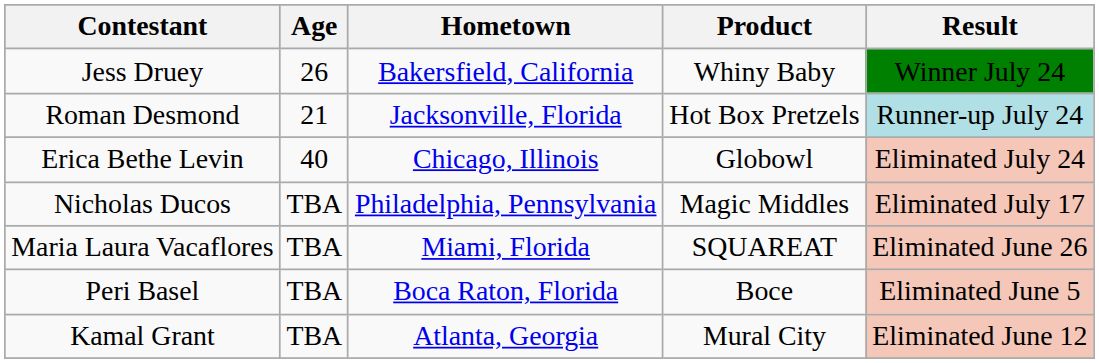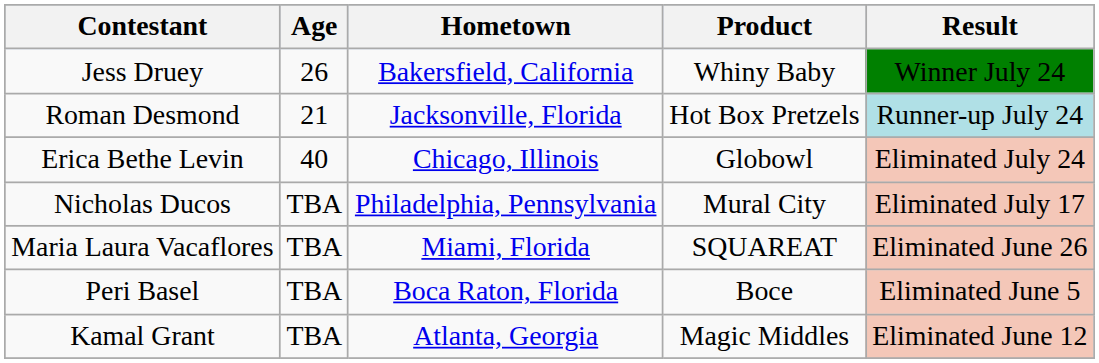(764, 203) Magic Middles -> (764, 203) Mural City
(764, 335) Mural City -> (764, 335) Magic Middles
